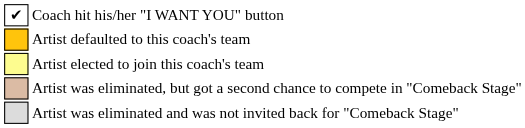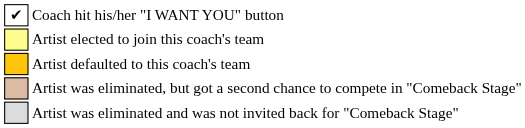rows swapped: (141, 39) <-> (148, 63)
